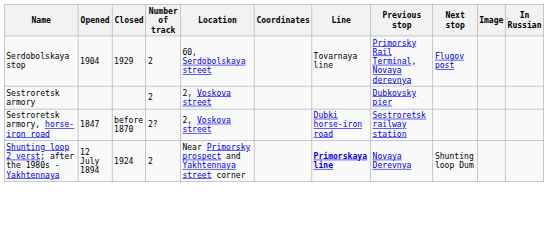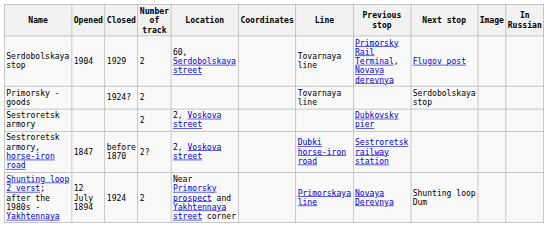+ row: (33, 98)
(340, 161) bold -> (324, 197) normal
